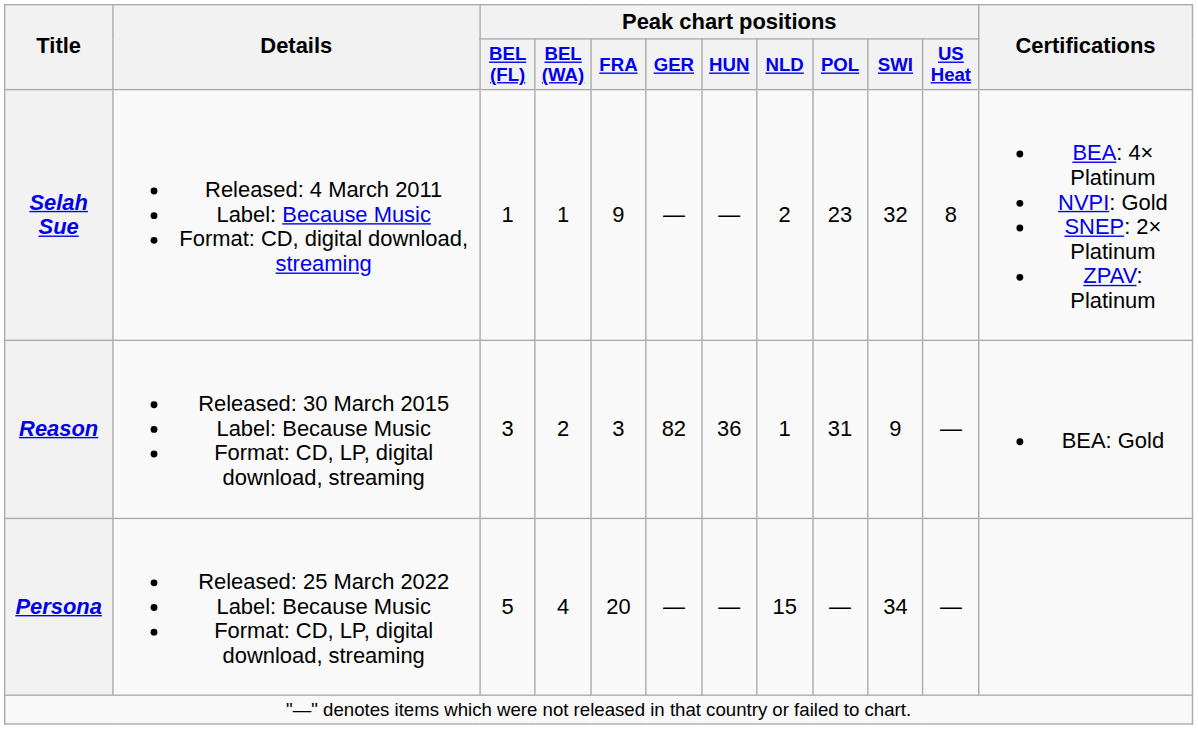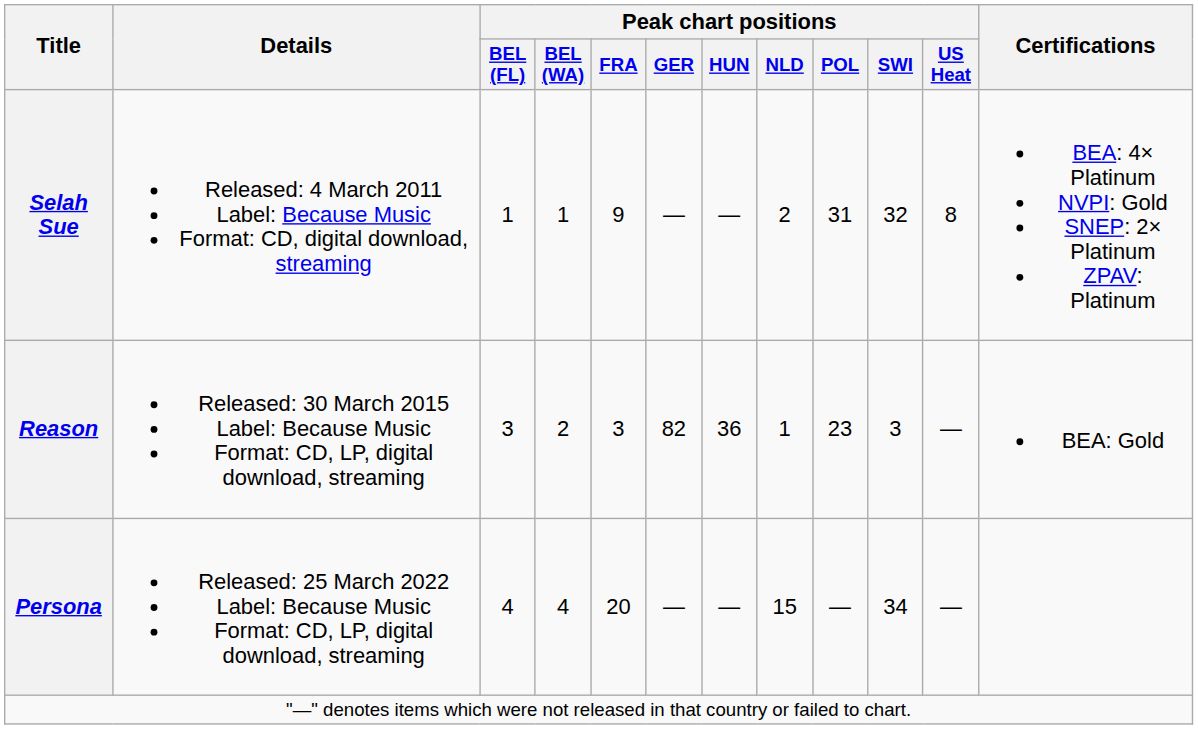(840, 214) 23 -> (840, 214) 31
(840, 429) 31 -> (840, 429) 23
(895, 429) 9 -> (895, 429) 3
(508, 606) 5 -> (508, 606) 4
